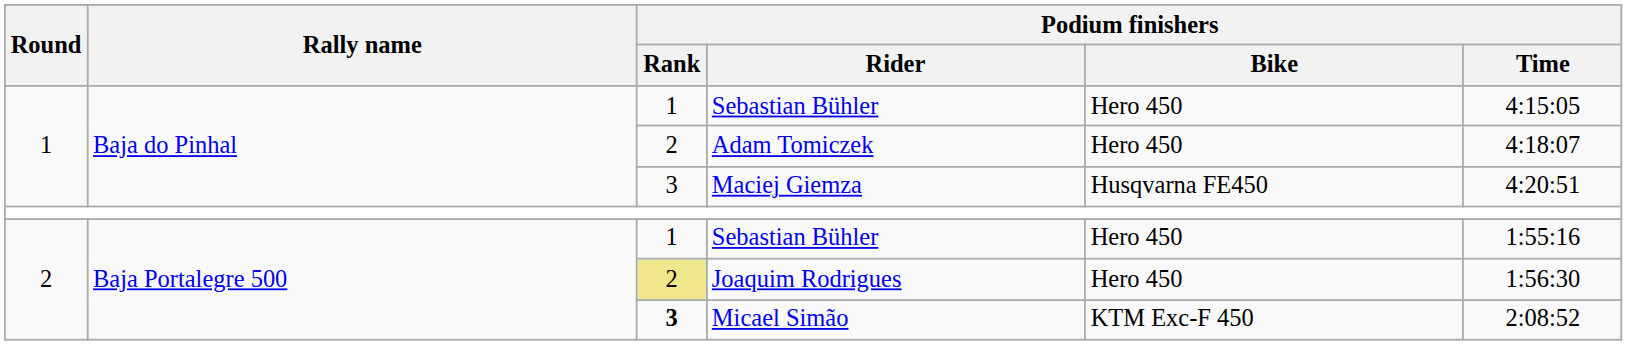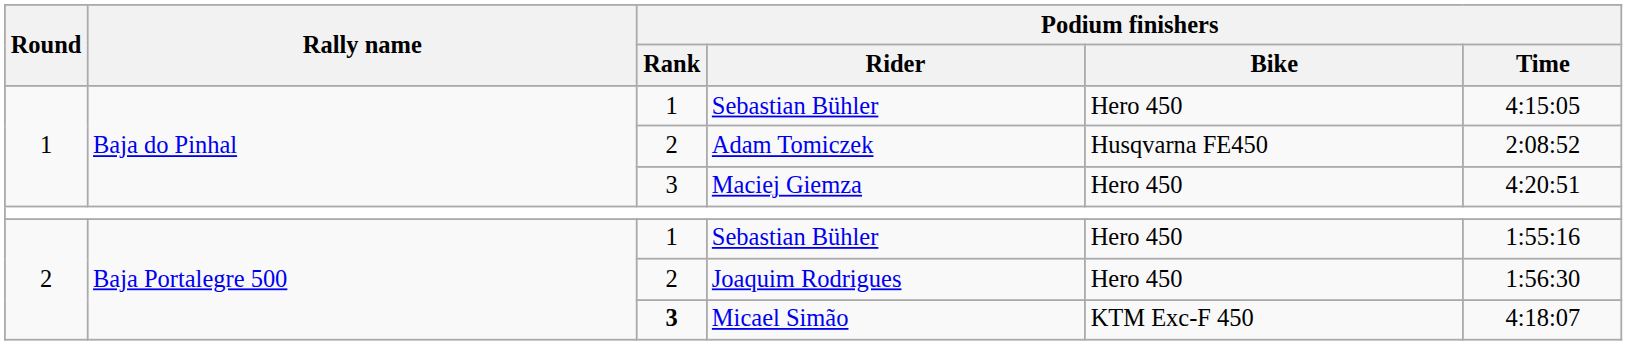(1137, 145) Hero 450 -> (1179, 145) Husqvarna FE450
(1543, 145) 4:18:07 -> (1543, 145) 2:08:52
(1179, 185) Husqvarna FE450 -> (1137, 185) Hero 450
(672, 278) khaki background -> (672, 278) no background
(1543, 318) 2:08:52 -> (1543, 318) 4:18:07
